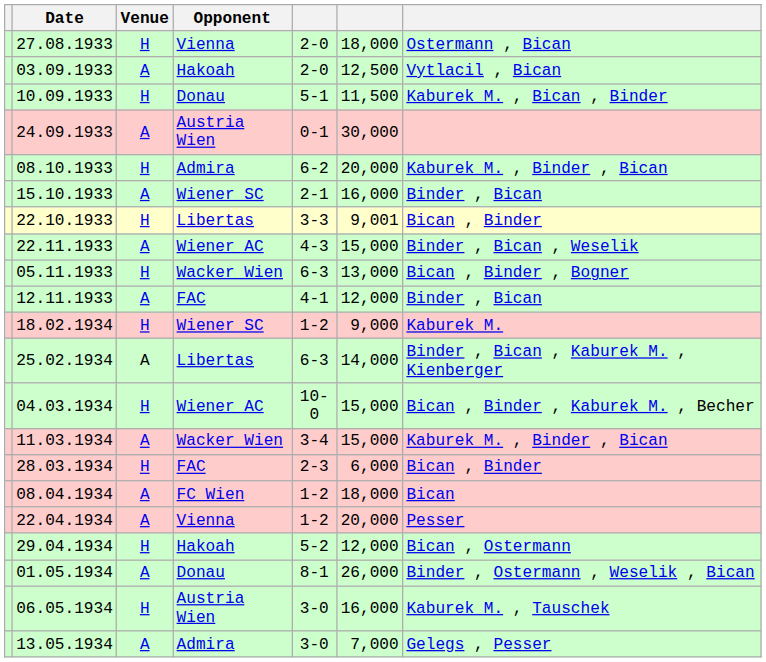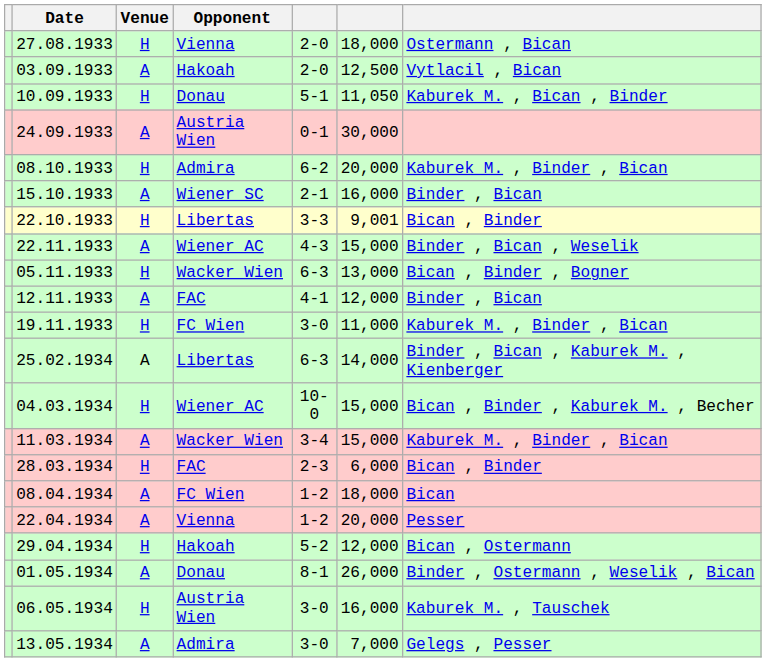(370, 97) 11,500 -> (370, 97) 11,050
+ row: (64, 325)
- row: (64, 325)
